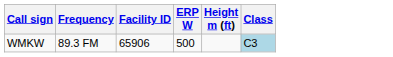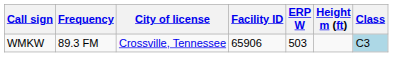+ column: (173, 19)
(185, 43) 500 -> (298, 43) 503
